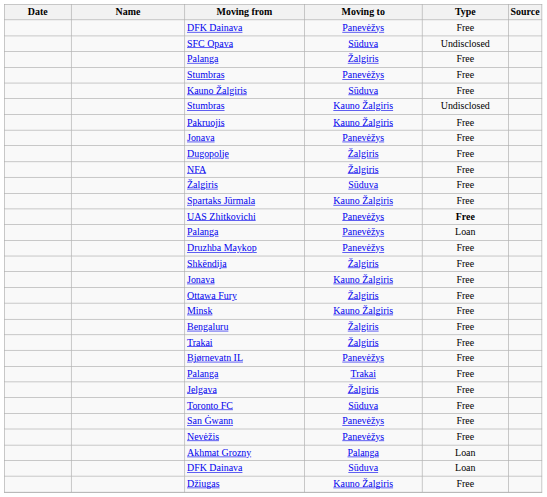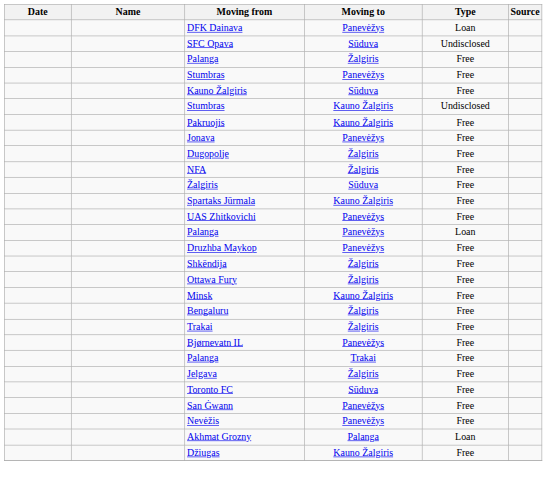(465, 28) Free -> (465, 28) Loan
(465, 216) bold -> (465, 216) normal
- row: (201, 279)
- row: (215, 468)
